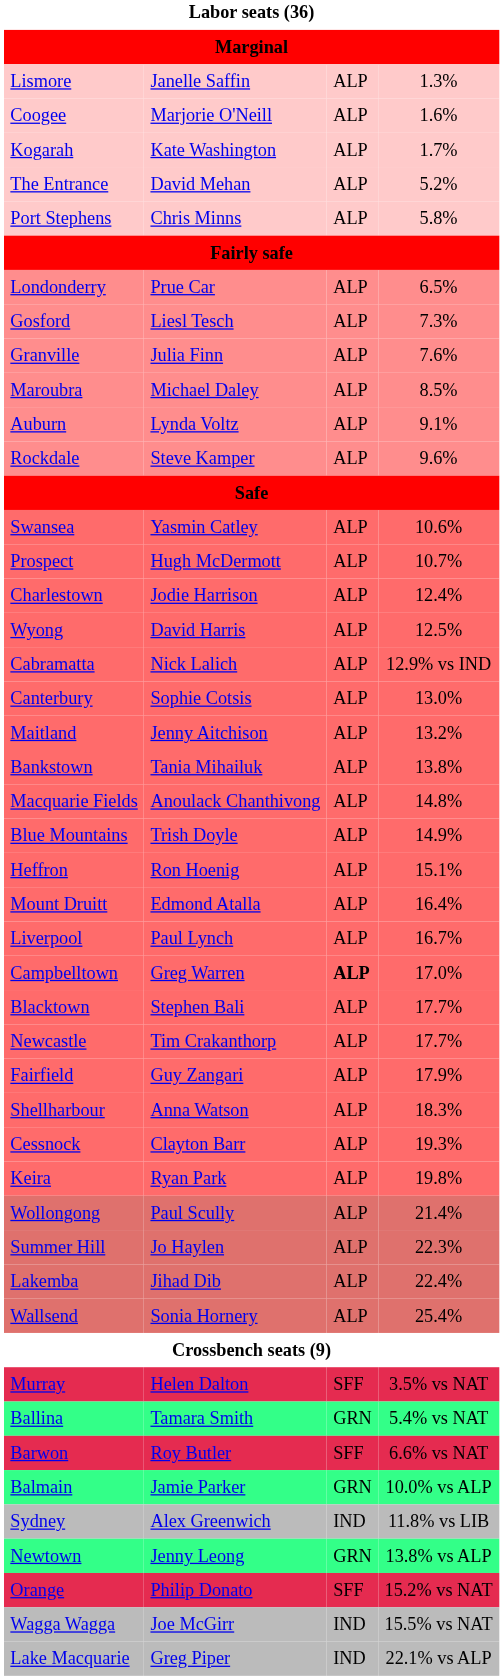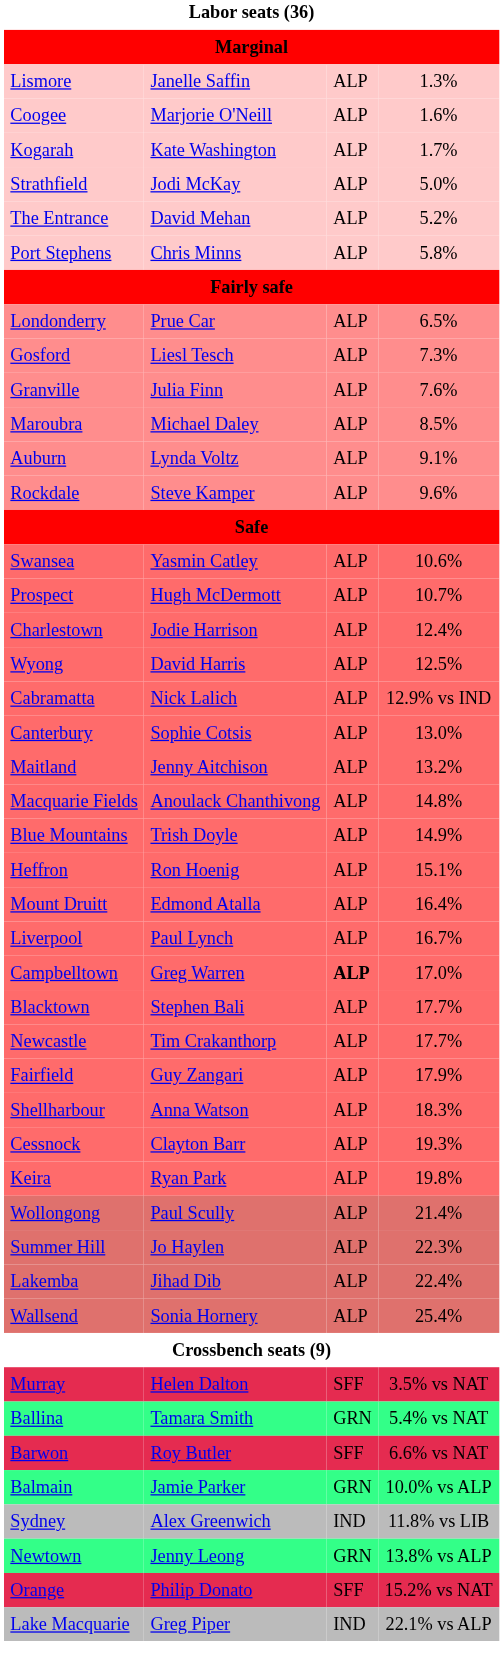+ row: (49, 183)
- row: (51, 766)
- row: (63, 1623)
